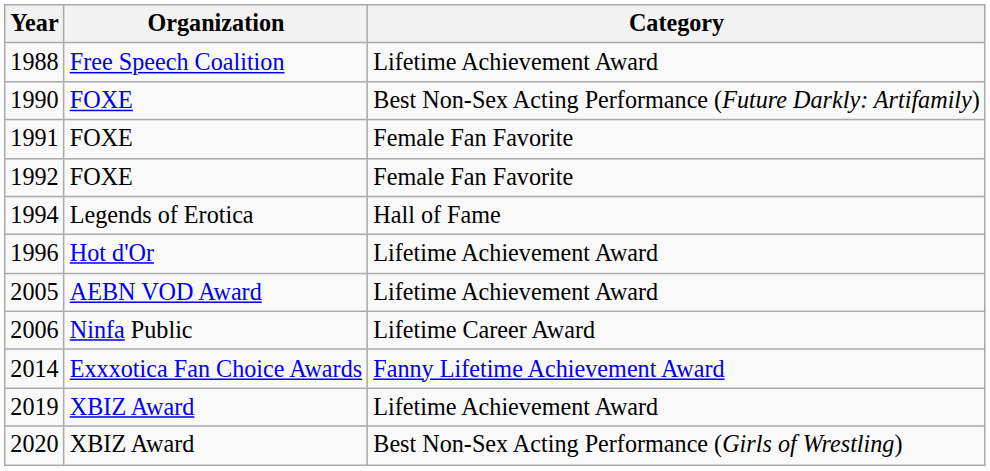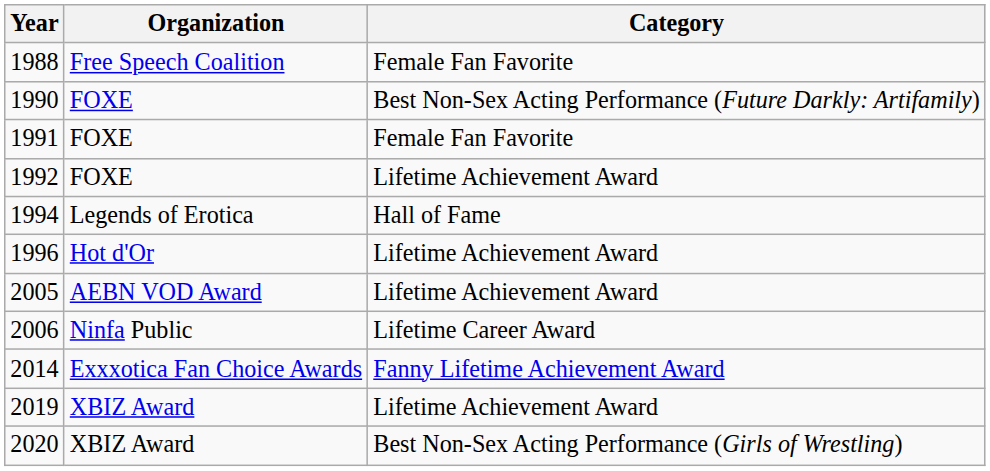(516, 61) Lifetime Achievement Award -> (473, 61) Female Fan Favorite
(473, 176) Female Fan Favorite -> (516, 176) Lifetime Achievement Award
